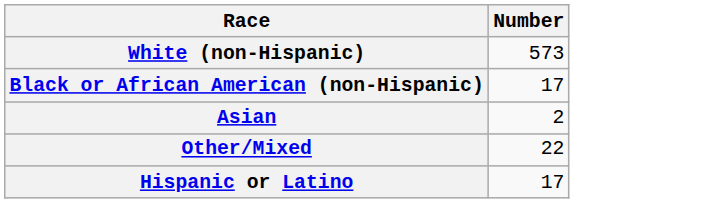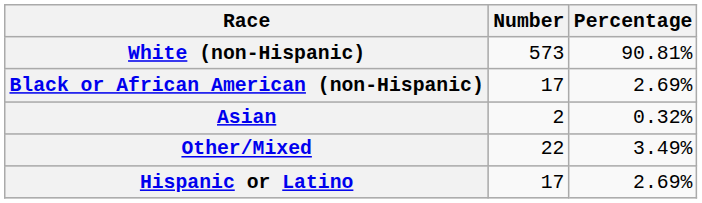+ column: (633, 21)
